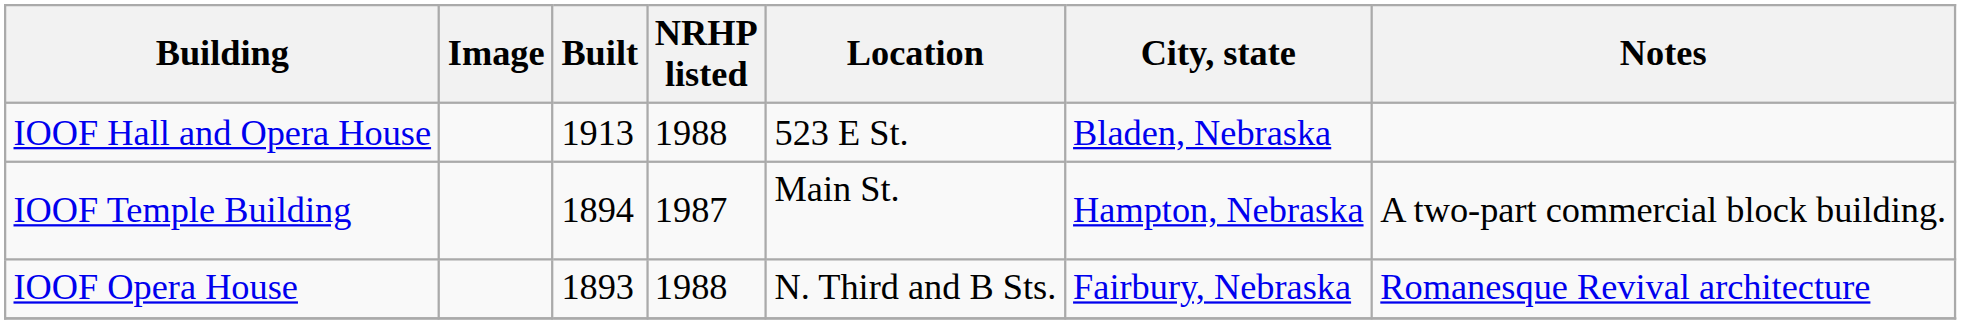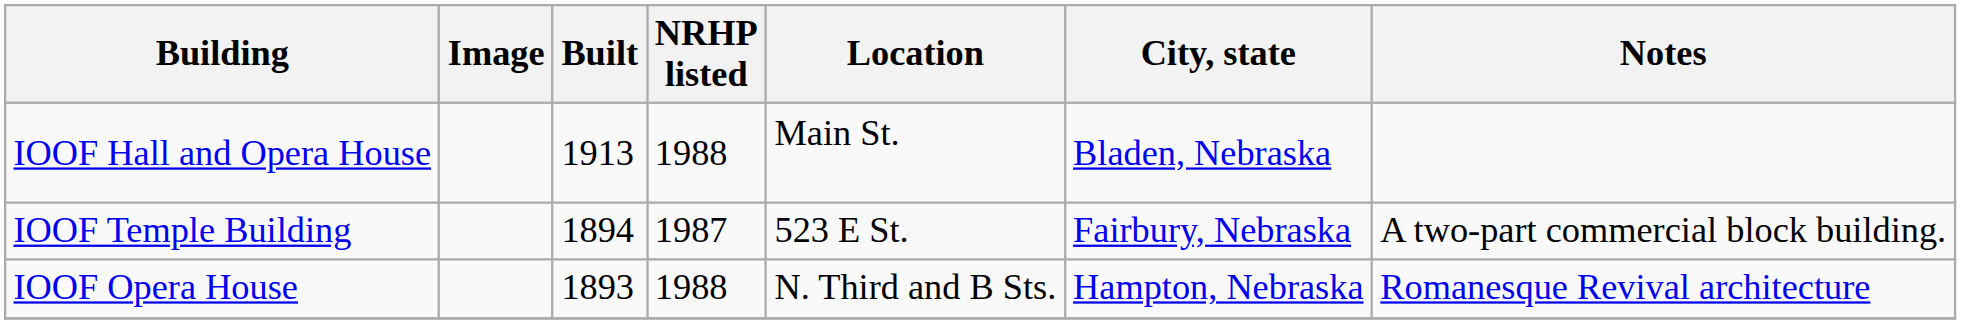(842, 131) 523 E St. -> (837, 131) Main St.
(837, 189) Main St. -> (842, 230) 523 E St.
(1218, 209) Hampton, Nebraska -> (1212, 230) Fairbury, Nebraska
(1212, 287) Fairbury, Nebraska -> (1218, 287) Hampton, Nebraska
